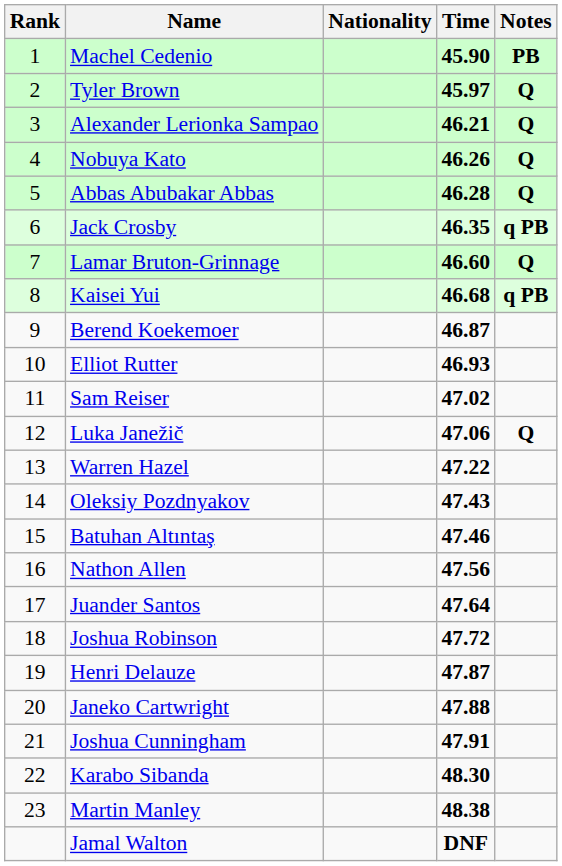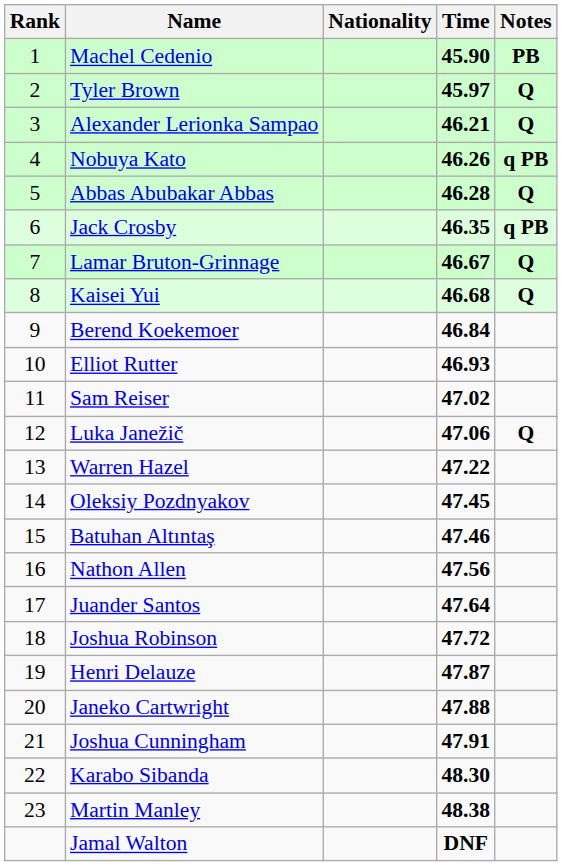(526, 158) Q -> (526, 158) q PB
(466, 261) 46.60 -> (466, 261) 46.67
(526, 295) q PB -> (526, 295) Q
(466, 329) 46.87 -> (466, 329) 46.84
(466, 501) 47.43 -> (466, 501) 47.45
